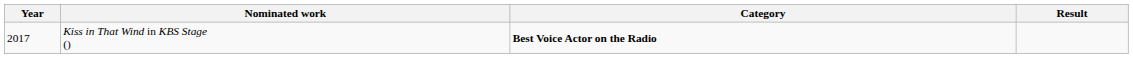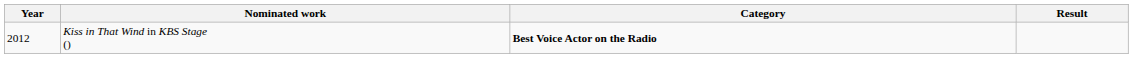(18, 37) 2017 -> (18, 37) 2012
